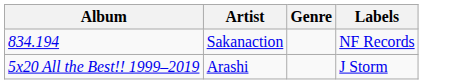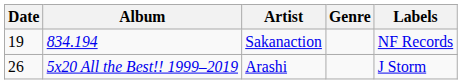+ column: (24, 16)
